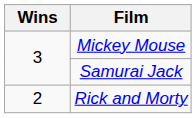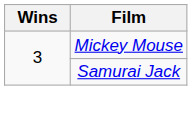- row: (131, 98)
